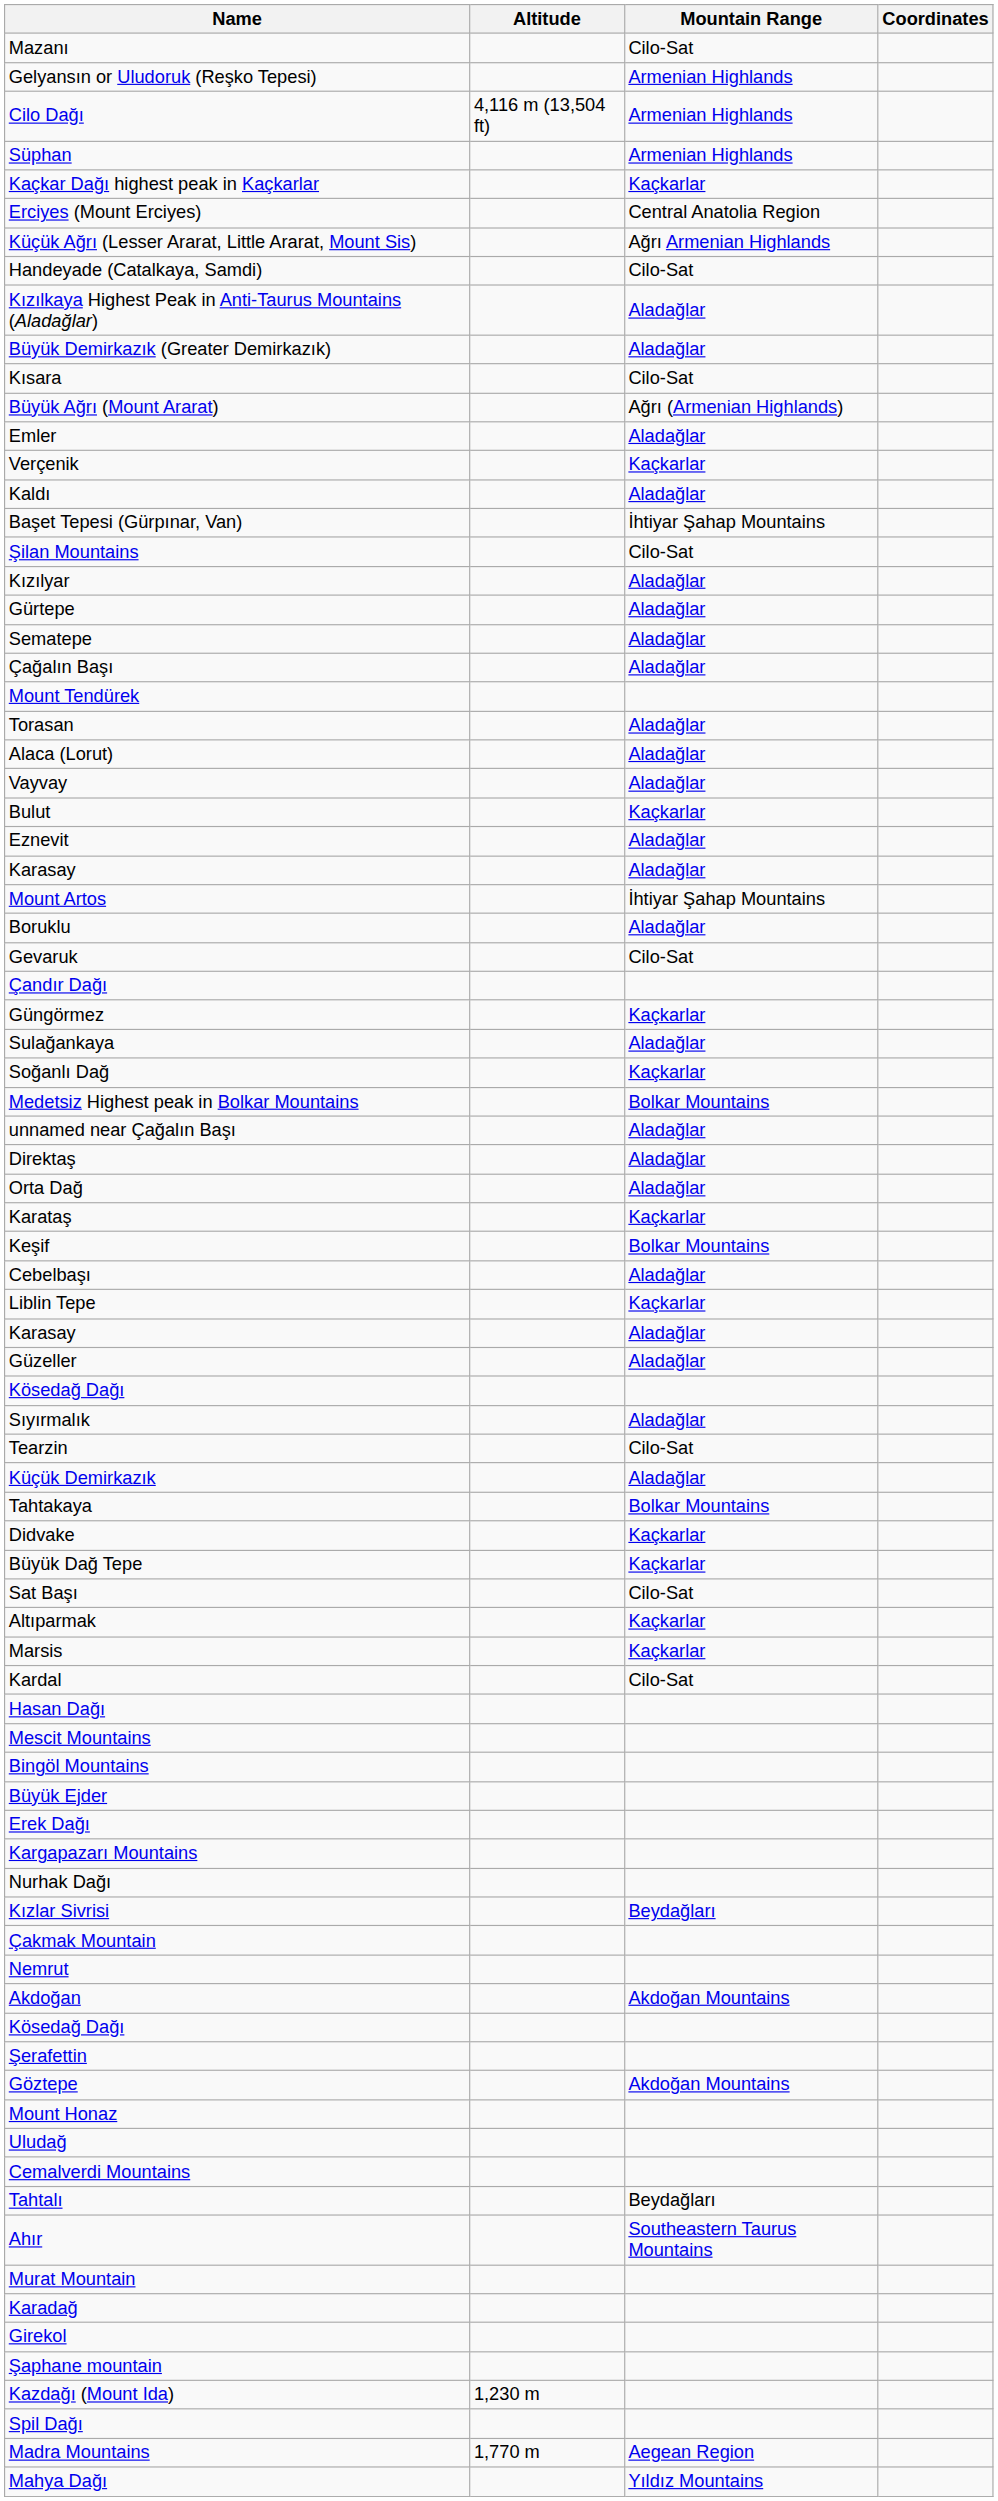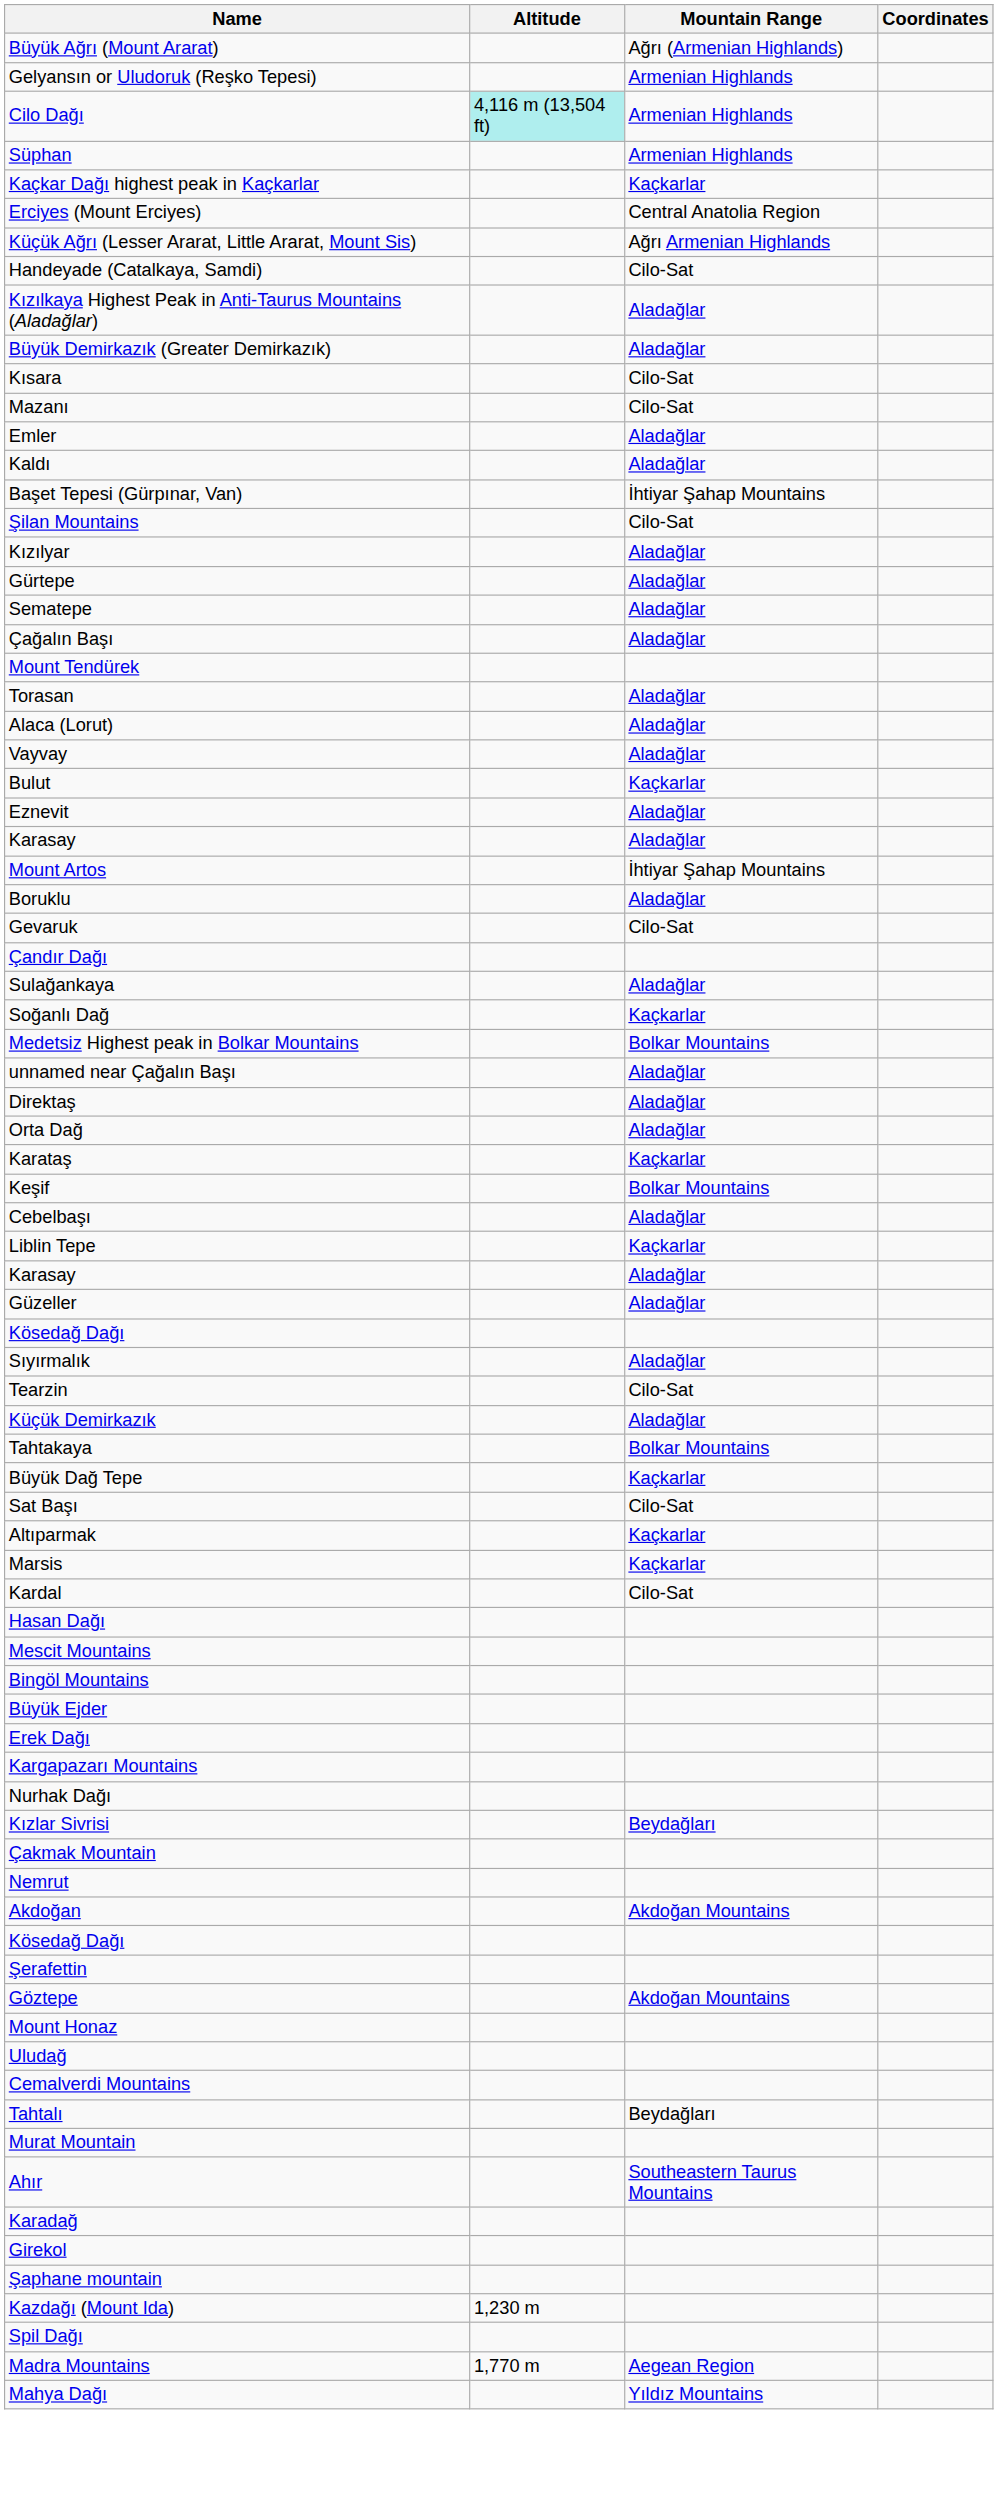rows swapped: (114, 407) <-> (39, 47)
(540, 116) no background -> (540, 116) paleturquoise background
- row: (44, 464)
- row: (56, 1014)
- row: (42, 1535)
rows swapped: (25, 2239) <-> (72, 2279)
